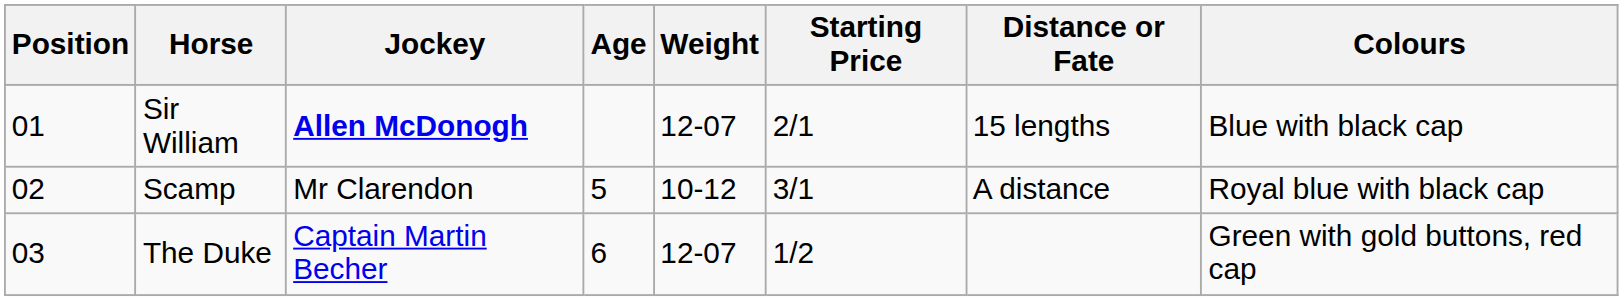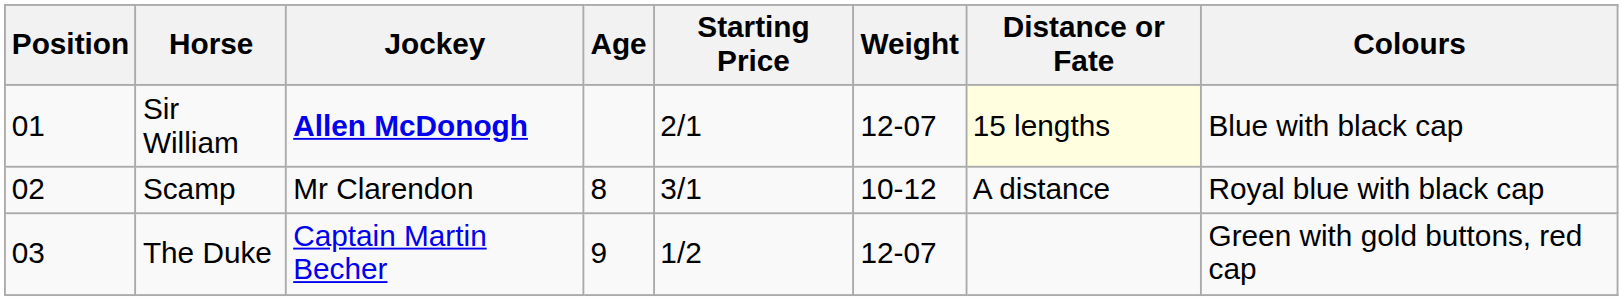columns swapped: (710, 44) <-> (866, 44)
(1041, 125) no background -> (1041, 125) lightyellow background
(599, 189) 5 -> (599, 189) 8
(599, 253) 6 -> (599, 253) 9
